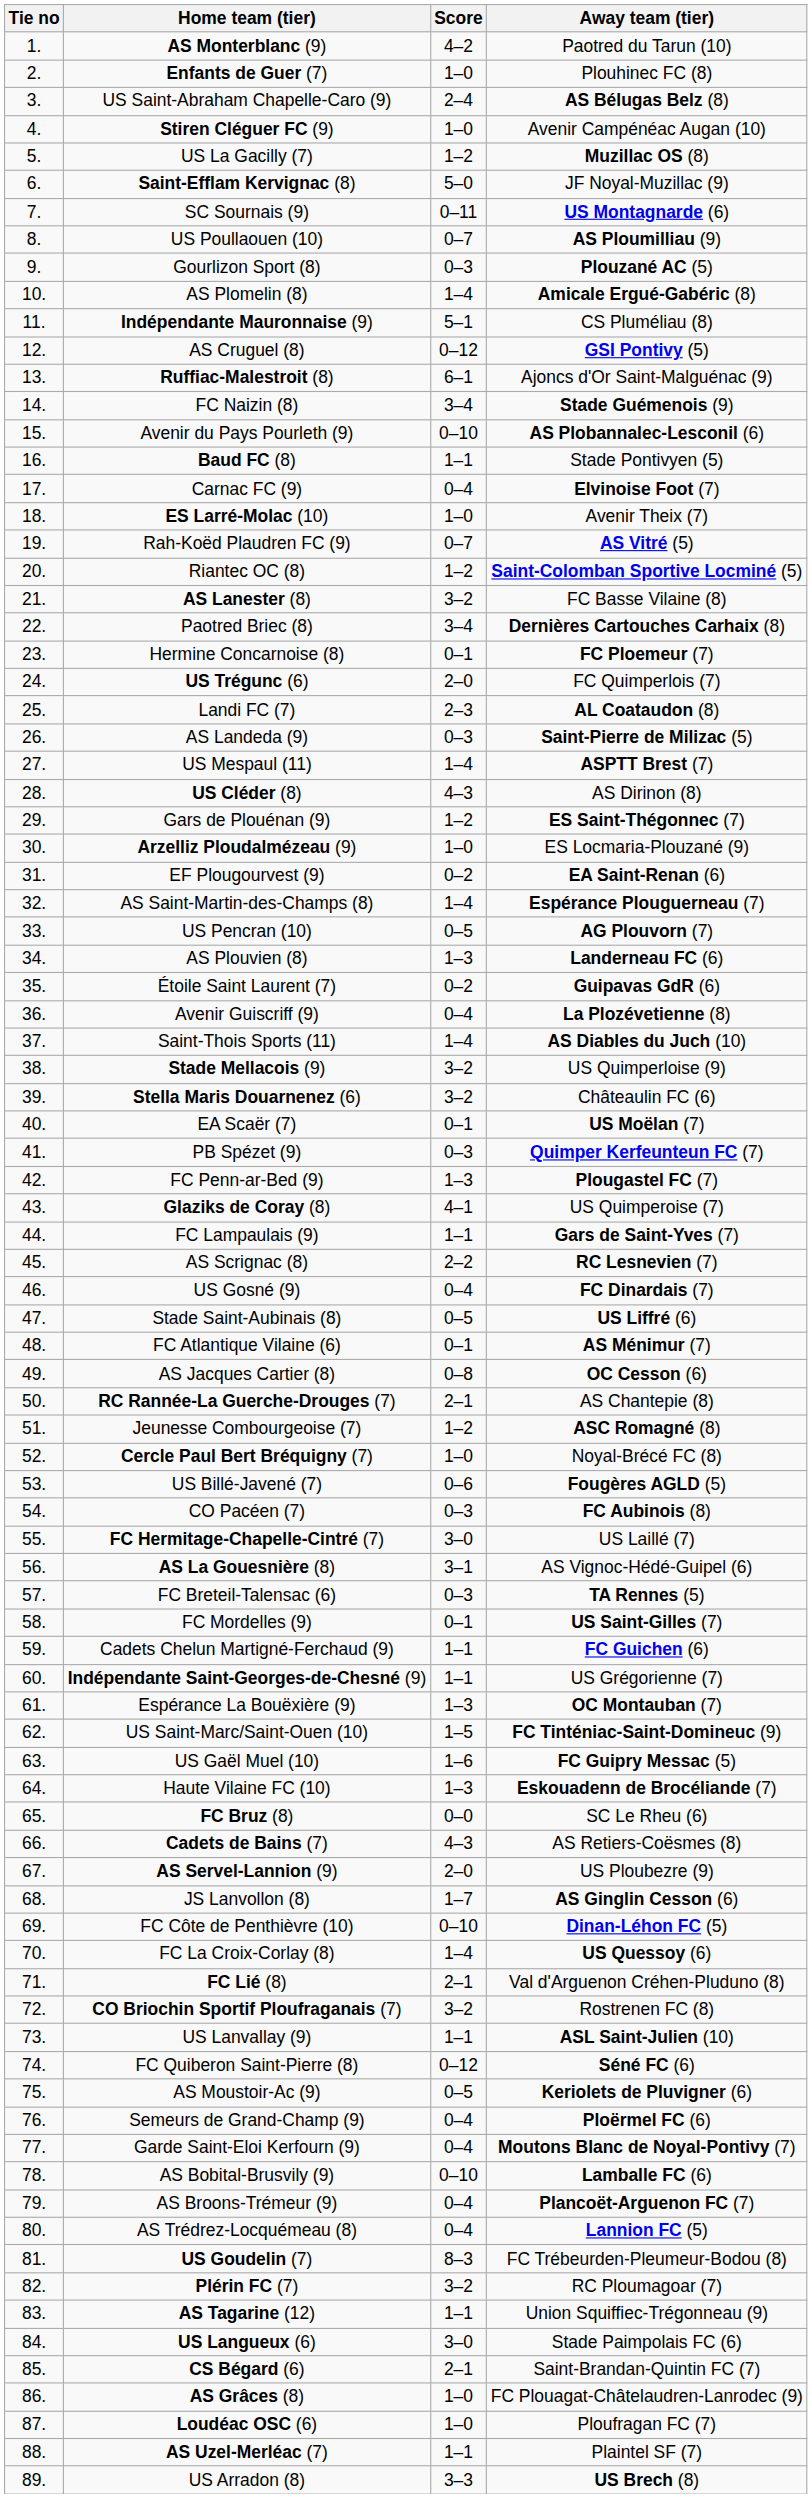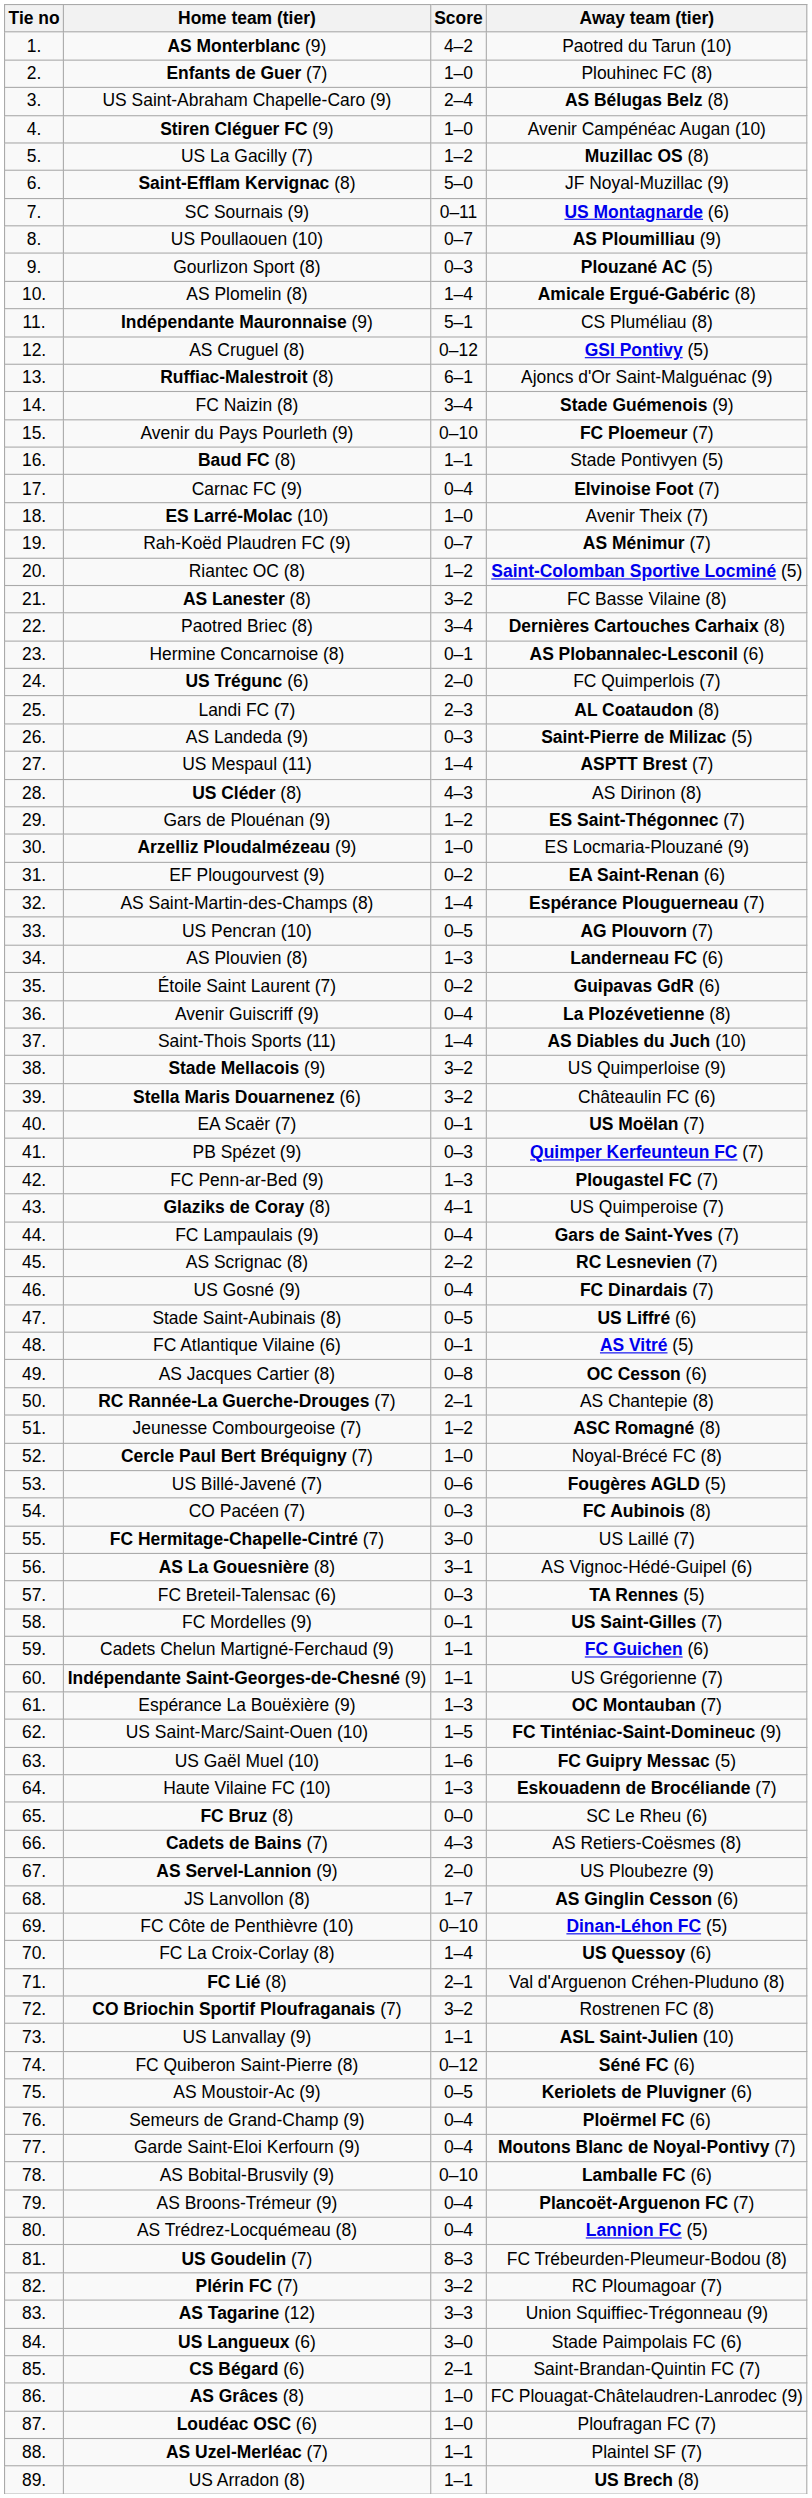(647, 433) AS Plobannalec-Lesconil (6) -> (647, 433) FC Ploemeur (7)
(647, 543) AS Vitré (5) -> (647, 543) AS Ménimur (7)
(647, 654) FC Ploemeur (7) -> (647, 654) AS Plobannalec-Lesconil (6)
(458, 1235) 1–1 -> (458, 1235) 0–4
(647, 1345) AS Ménimur (7) -> (647, 1345) AS Vitré (5)
(458, 2314) 1–1 -> (458, 2314) 3–3
(458, 2479) 3–3 -> (458, 2479) 1–1
